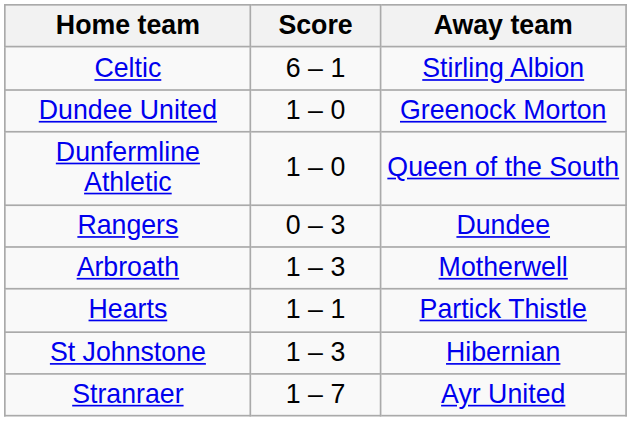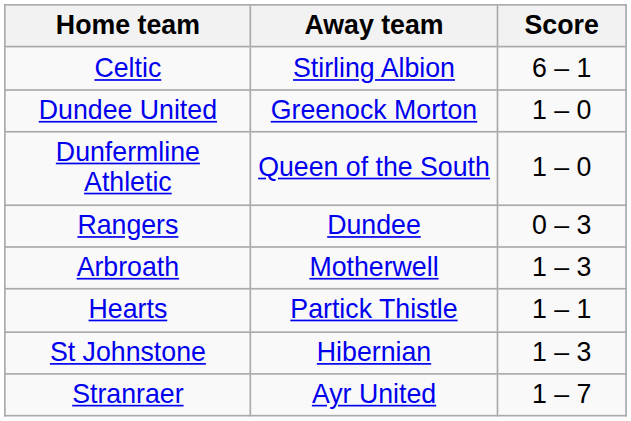columns swapped: (316, 25) <-> (503, 25)
